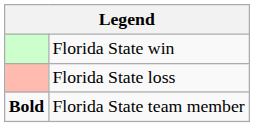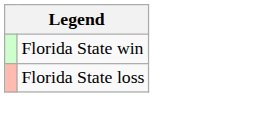- row: (149, 107)
